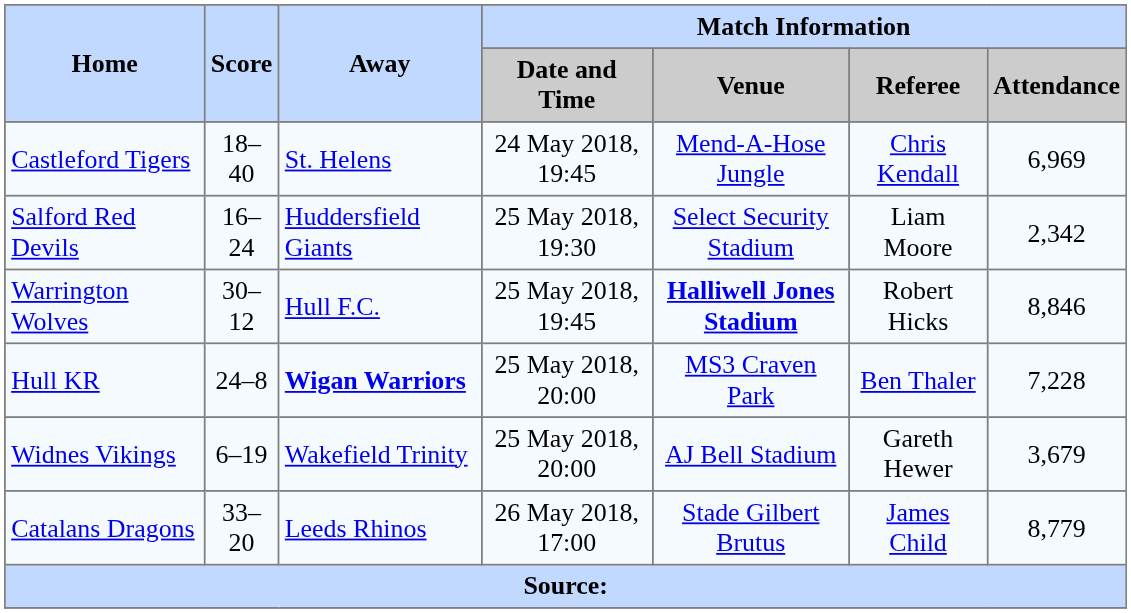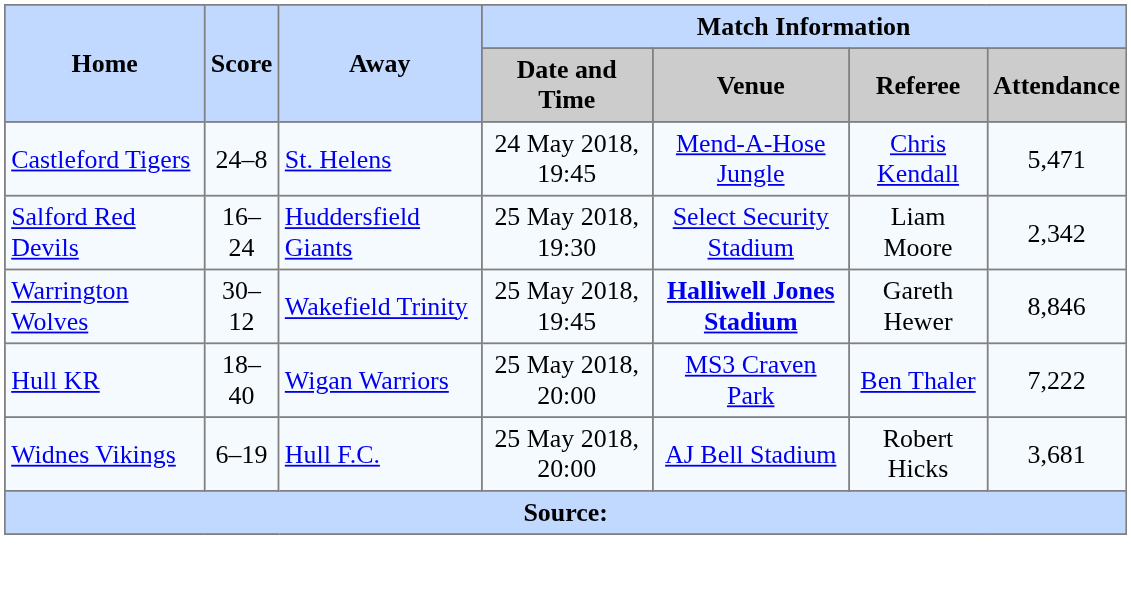(241, 158) 18–40 -> (241, 158) 24–8
(1057, 158) 6,969 -> (1057, 158) 5,471
(332, 306) Hull F.C. -> (376, 306) Wakefield Trinity
(918, 305) Robert Hicks -> (918, 305) Gareth Hewer
(241, 379) 24–8 -> (241, 379) 18–40
(375, 379) bold -> (367, 379) normal
(1057, 379) 7,228 -> (1057, 379) 7,222
(376, 453) Wakefield Trinity -> (332, 453) Hull F.C.
(918, 453) Gareth Hewer -> (918, 453) Robert Hicks
(1057, 453) 3,679 -> (1057, 453) 3,681
- row: (103, 527)
